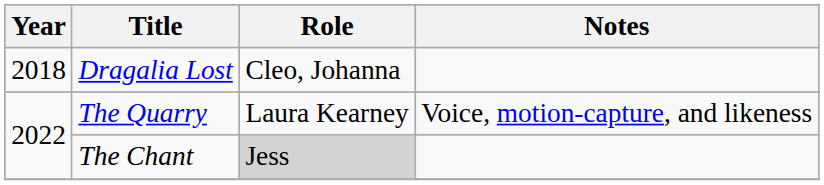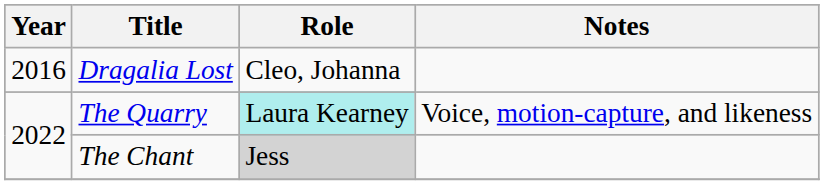(39, 69) 2018 -> (39, 69) 2016
(327, 112) no background -> (327, 112) paleturquoise background
